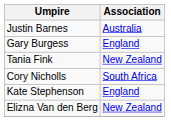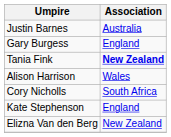(132, 60) normal -> (133, 60) bold
+ row: (41, 76)
